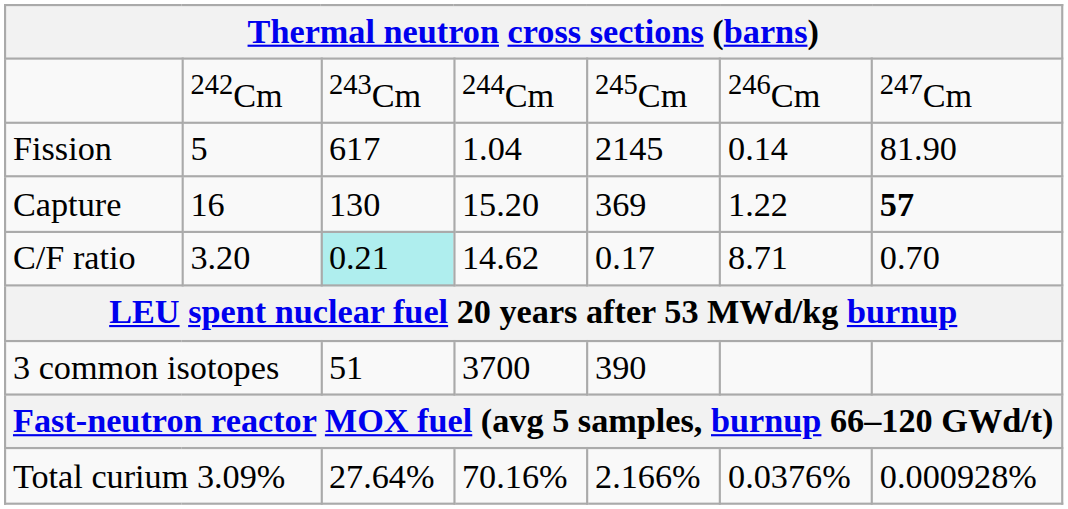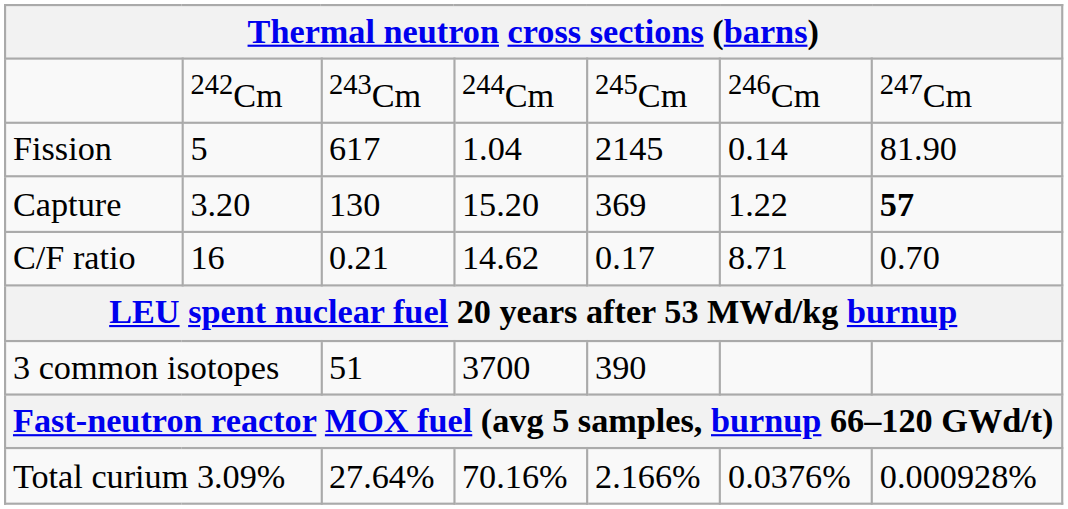(208, 203) 16 -> (220, 203) 3.20
(220, 258) 3.20 -> (208, 258) 16
(359, 258) paleturquoise background -> (359, 258) no background
